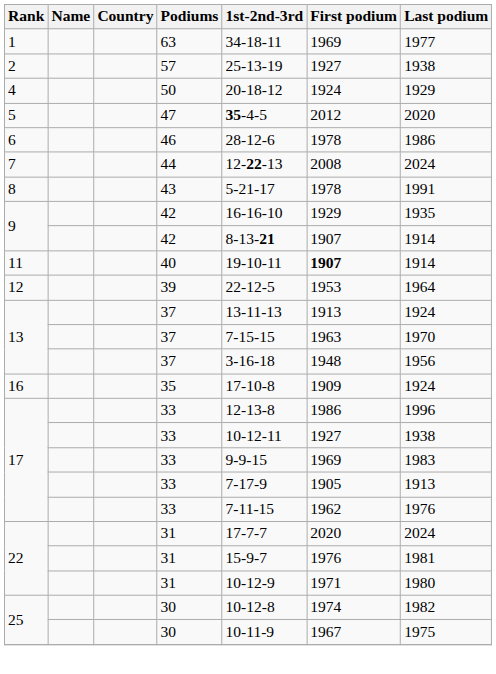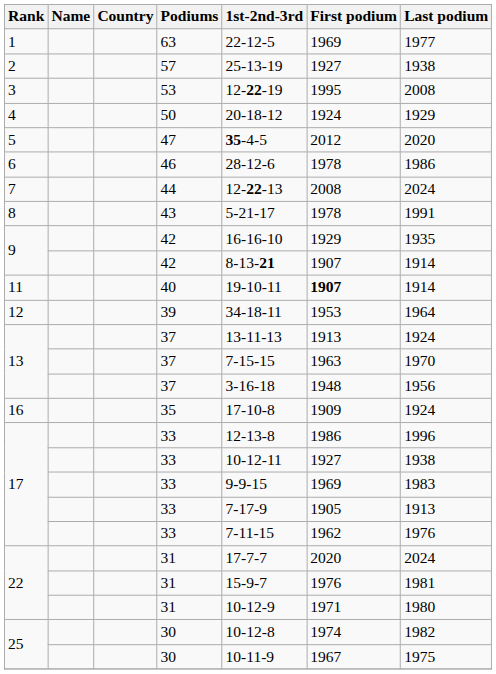(254, 41) 34-18-11 -> (250, 41) 22-12-5
+ row: (12, 90)
(250, 287) 22-12-5 -> (254, 312) 34-18-11
